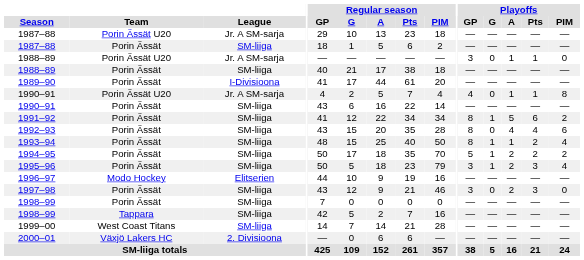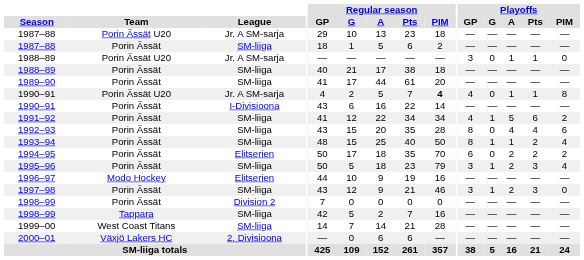(254, 82) I-Divisioona -> (254, 82) SM-liiga
(440, 94) normal -> (440, 94) bold
(254, 106) SM-liiga -> (254, 106) I-Divisioona
(470, 118) 8 -> (470, 118) 4
(254, 154) SM-liiga -> (254, 154) Elitserien
(470, 154) 5 -> (470, 154) 6
(492, 154) 1 -> (492, 154) 0
(492, 190) 0 -> (492, 190) 1
(254, 202) SM-liiga -> (254, 202) Division 2
